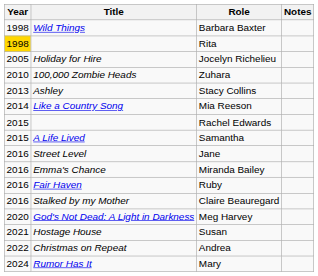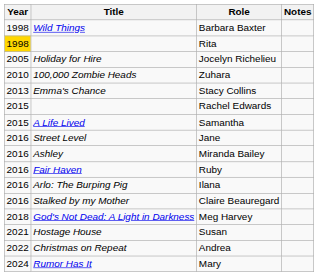(48, 91) Ashley -> (69, 91) Emma's Chance
- row: (225, 106)
(69, 169) Emma's Chance -> (48, 153) Ashley
+ row: (210, 185)
(18, 216) 2020 -> (18, 216) 2018
